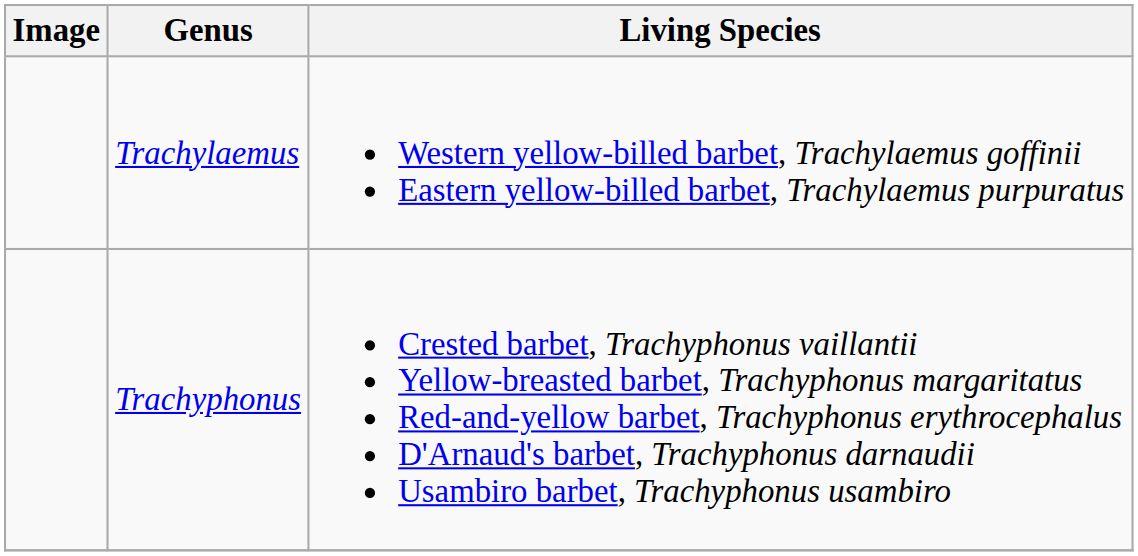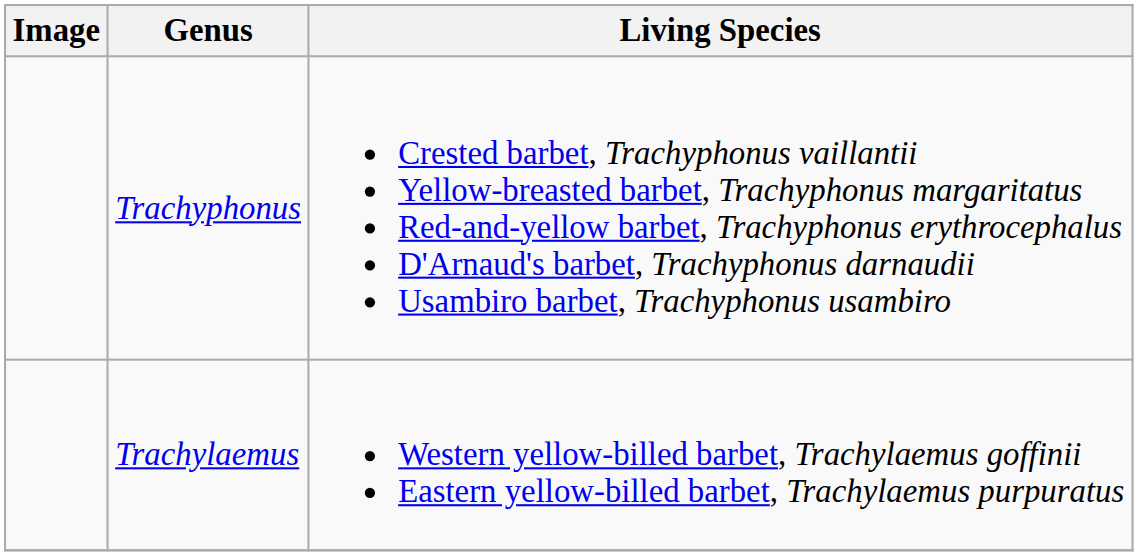rows swapped: (207, 152) <-> (208, 398)
